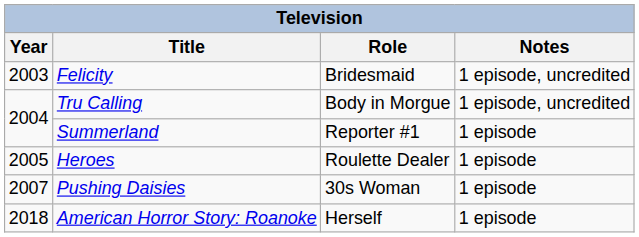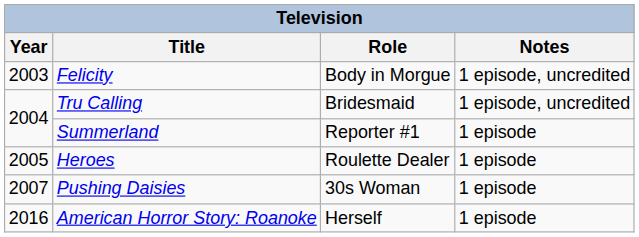(370, 75) Bridesmaid -> (388, 75) Body in Morgue
(388, 103) Body in Morgue -> (370, 103) Bridesmaid
(29, 217) 2018 -> (29, 217) 2016
